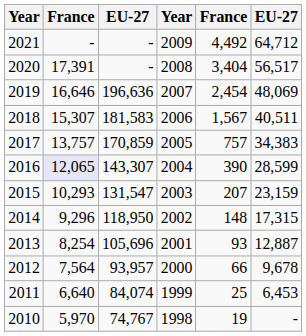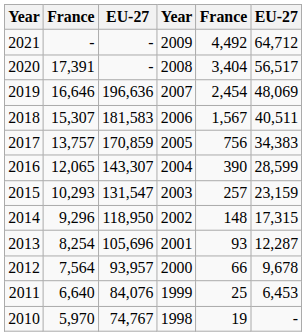(235, 142) 757 -> (235, 142) 756
(73, 167) lavender background -> (73, 167) no background
(235, 192) 207 -> (235, 192) 257
(276, 243) 12,887 -> (276, 243) 12,287
(132, 293) 84,074 -> (132, 293) 84,076
